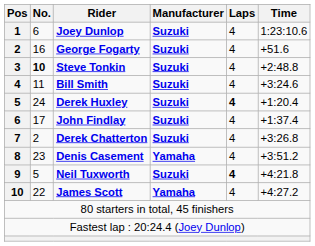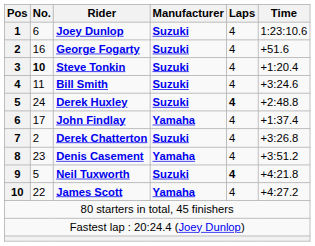(279, 67) +2:48.8 -> (279, 67) +1:20.4
(279, 102) +1:20.4 -> (279, 102) +2:48.8
(171, 120) Suzuki -> (174, 120) Yamaha
